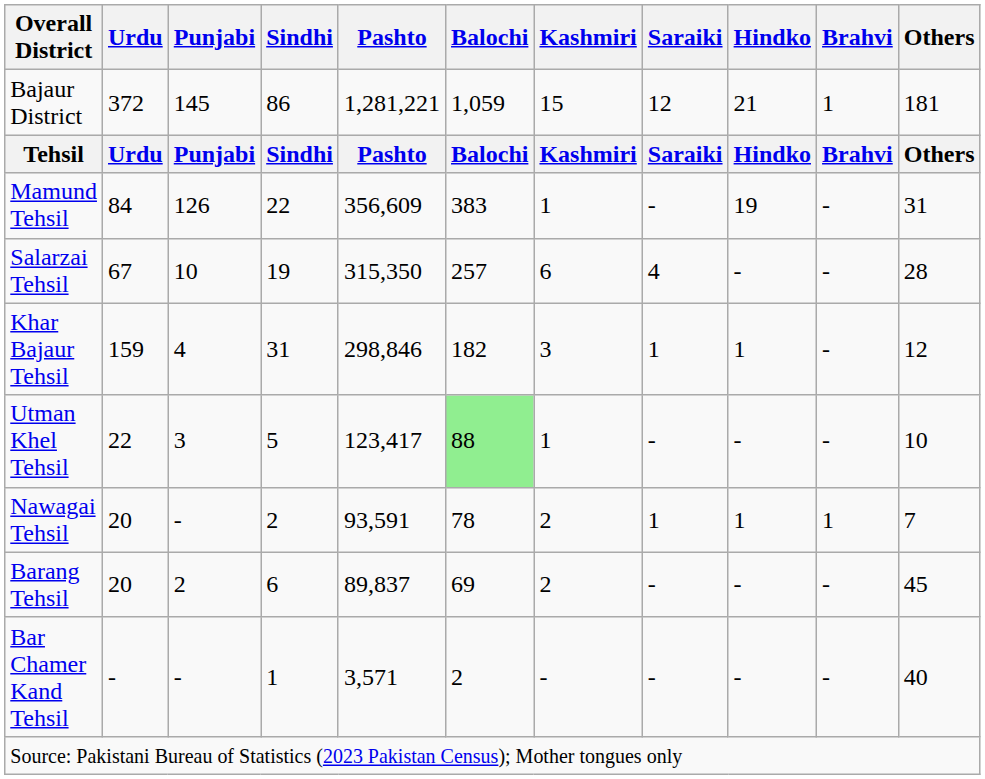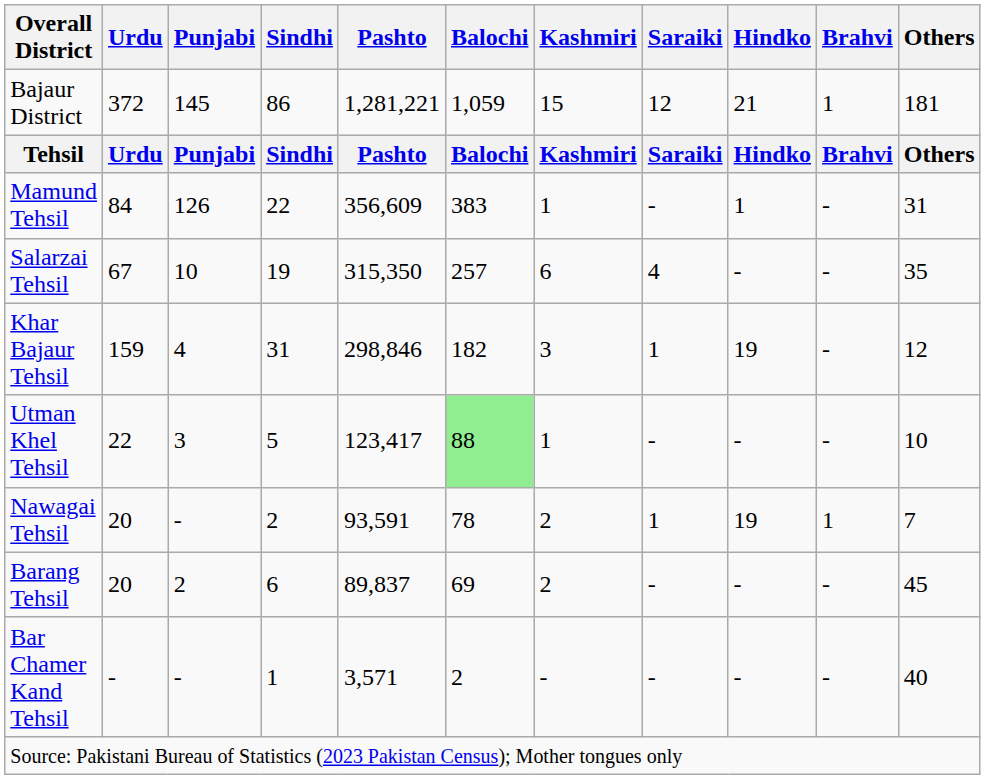(746, 205) 19 -> (740, 205) 1
(916, 270) 28 -> (916, 270) 35
(740, 348) 1 -> (746, 348) 19
(740, 519) 1 -> (746, 519) 19
